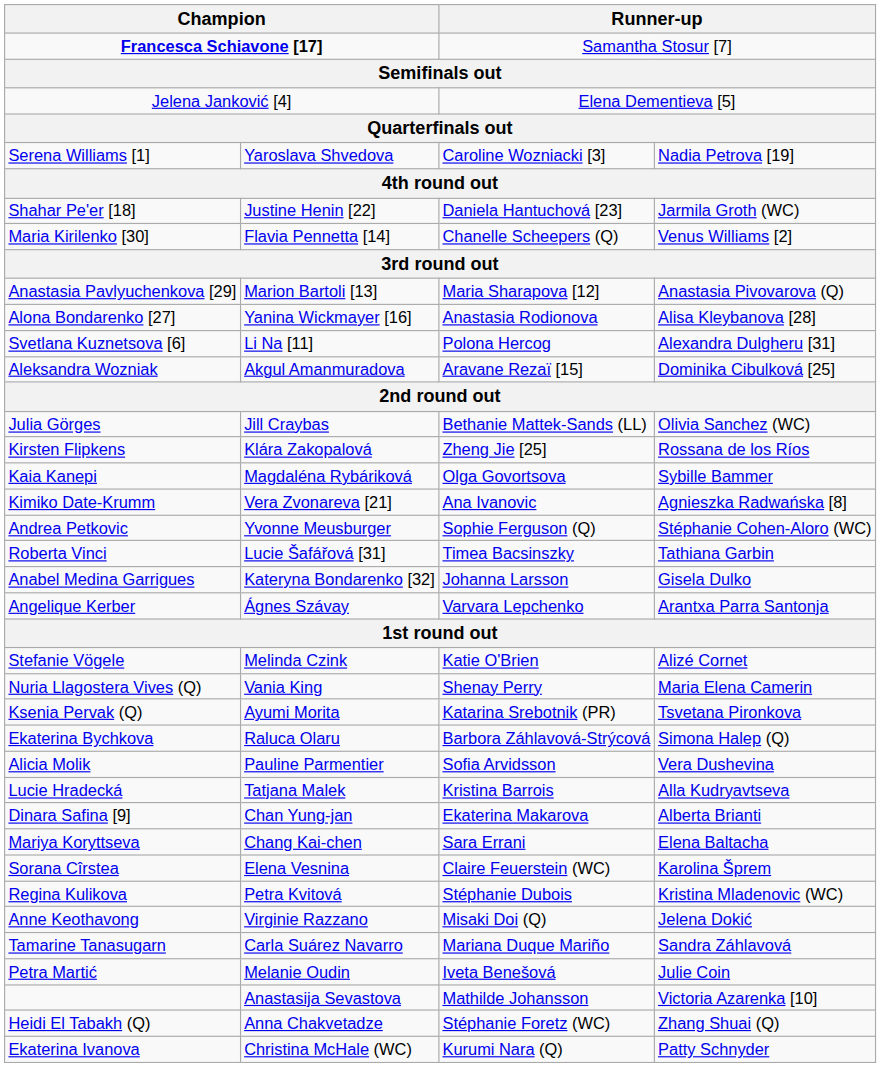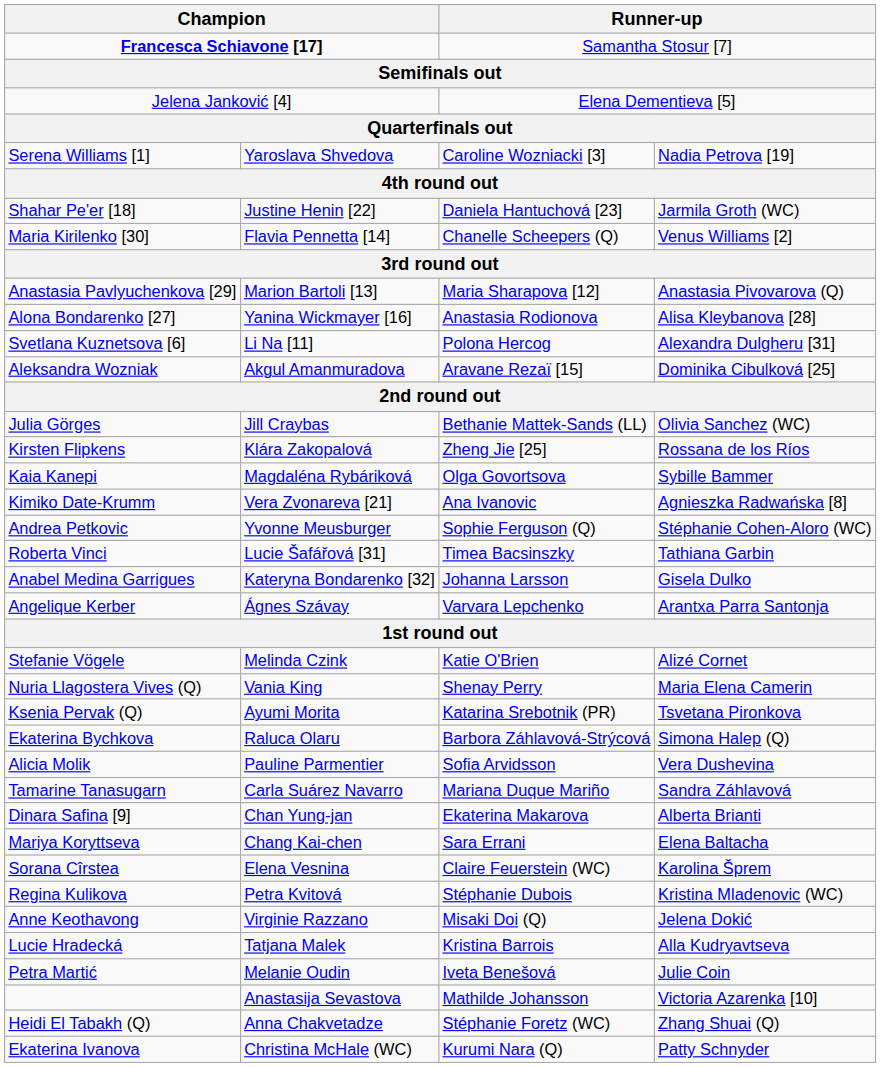rows swapped: (87, 946) <-> (65, 790)
